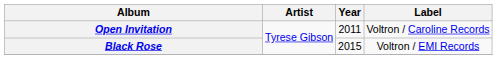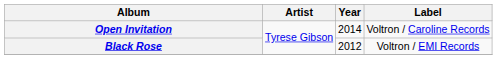(350, 29) 2011 -> (350, 29) 2014
(350, 46) 2015 -> (350, 46) 2012
